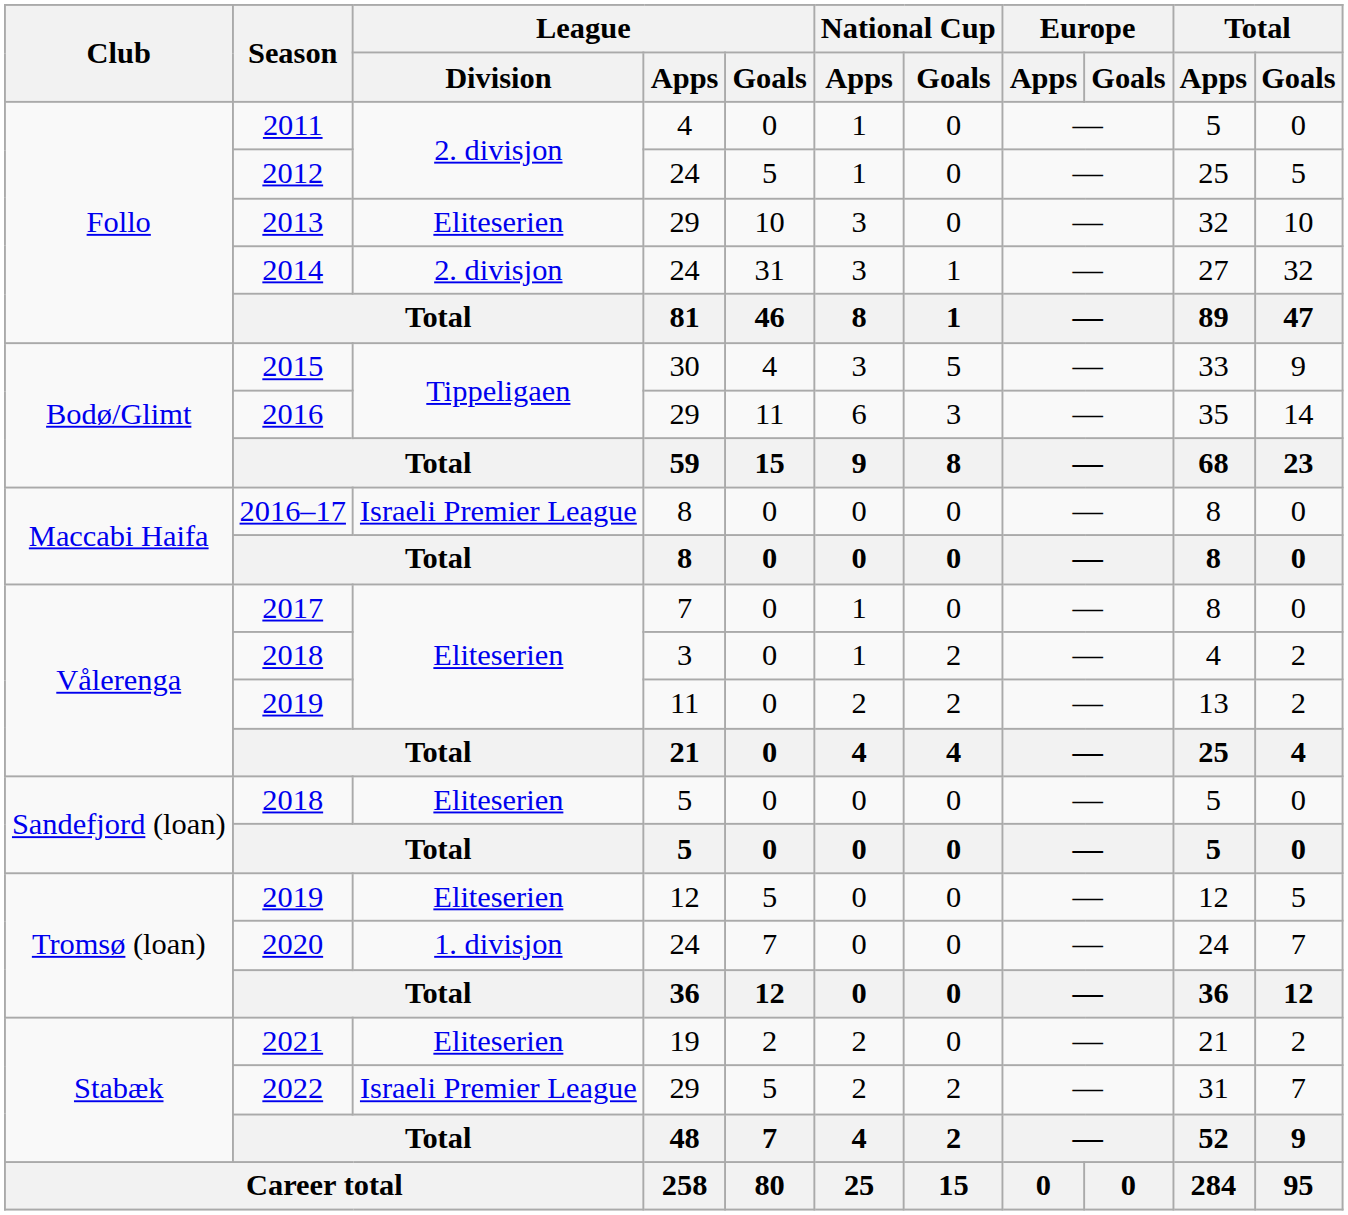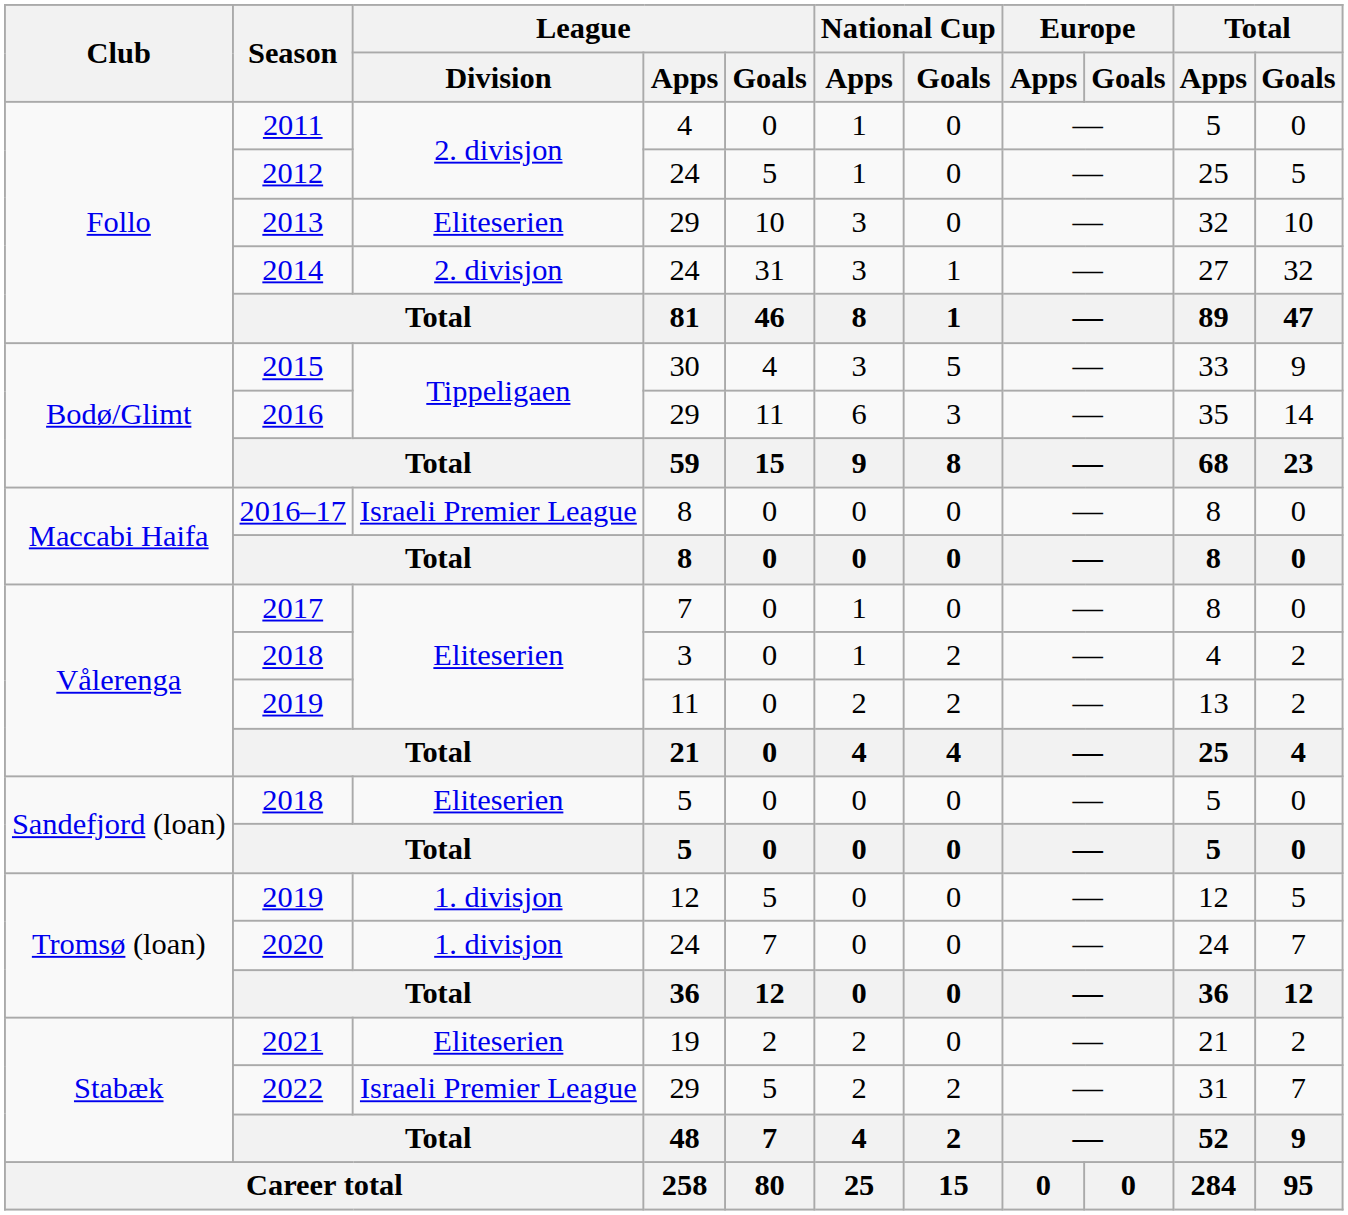(498, 896) Eliteserien -> (498, 896) 1. divisjon
